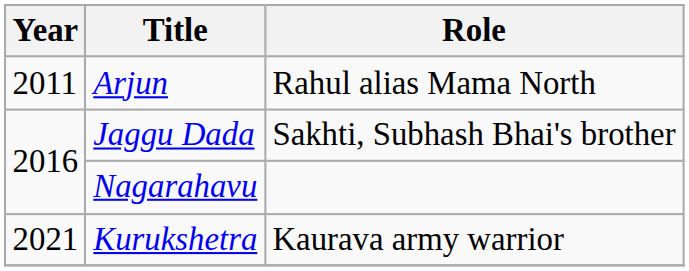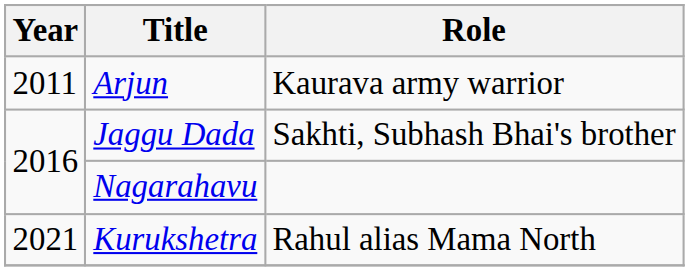(434, 82) Rahul alias Mama North -> (418, 82) Kaurava army warrior
(418, 238) Kaurava army warrior -> (434, 238) Rahul alias Mama North
